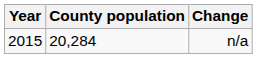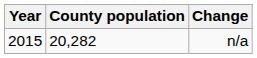(73, 41) 20,284 -> (73, 41) 20,282
